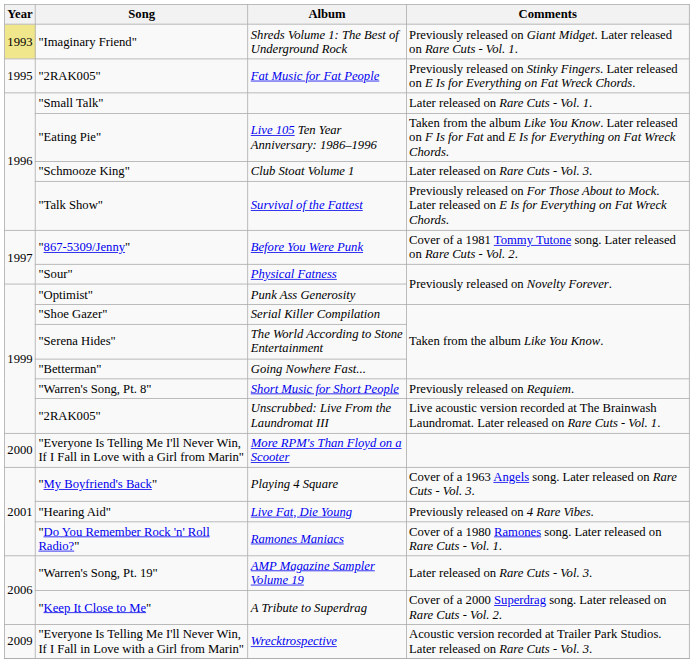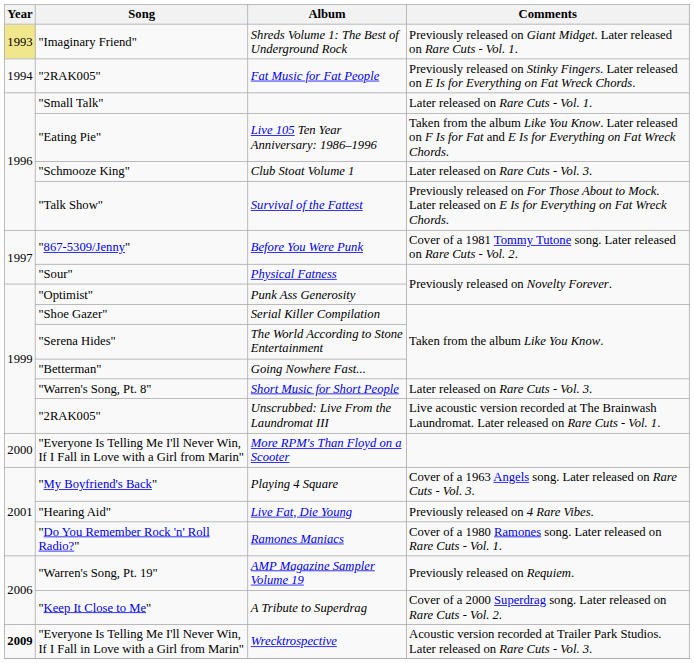(20, 75) 1995 -> (20, 75) 1994
(492, 388) Previously released on Requiem. -> (501, 388) Later released on Rare Cuts - Vol. 3.
(501, 573) Later released on Rare Cuts - Vol. 3. -> (492, 573) Previously released on Requiem.
(20, 641) normal -> (20, 641) bold
